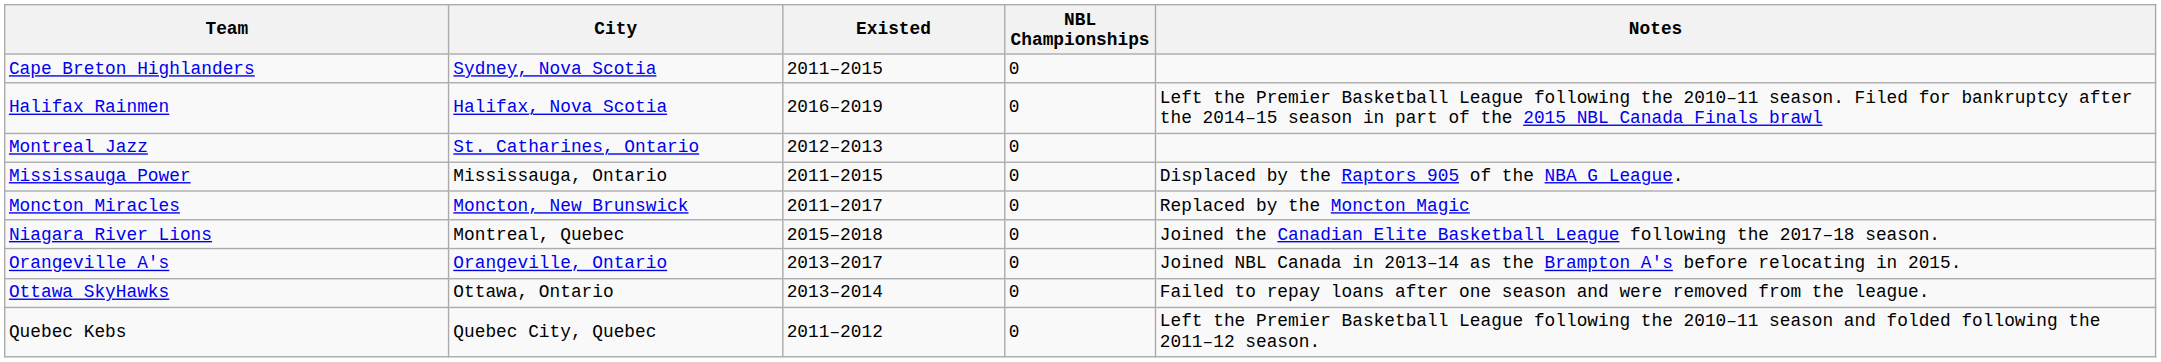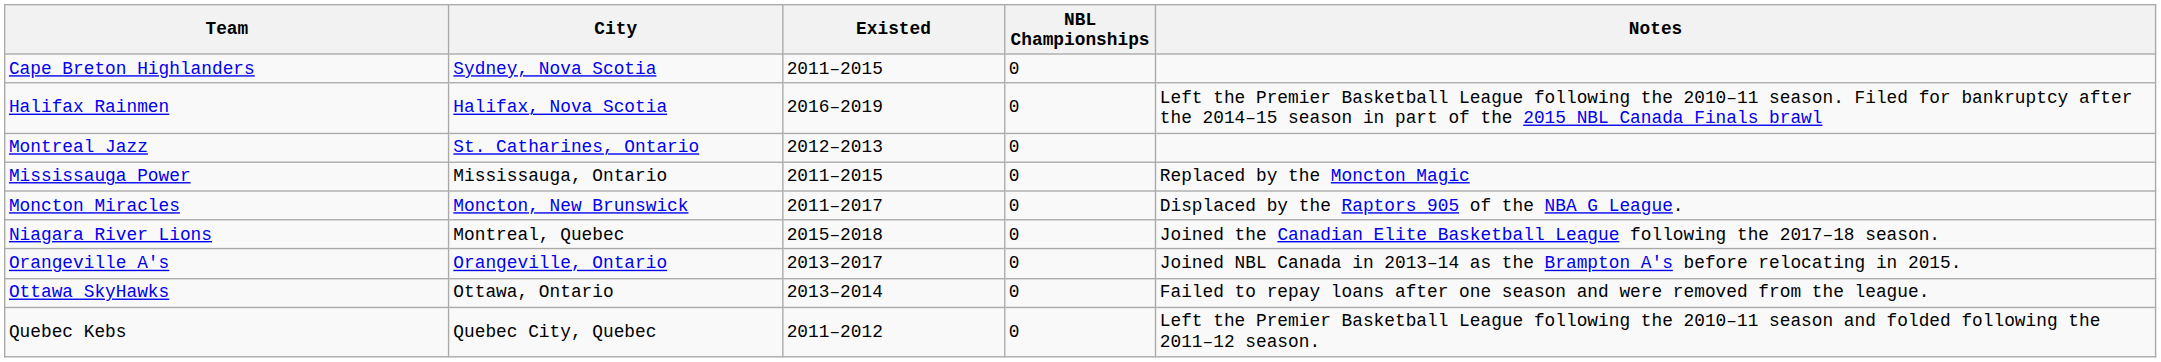(1422, 176) Displaced by the Raptors 905 of the NBA G League. -> (1315, 176) Replaced by the Moncton Magic
(1315, 205) Replaced by the Moncton Magic -> (1422, 205) Displaced by the Raptors 905 of the NBA G League.
